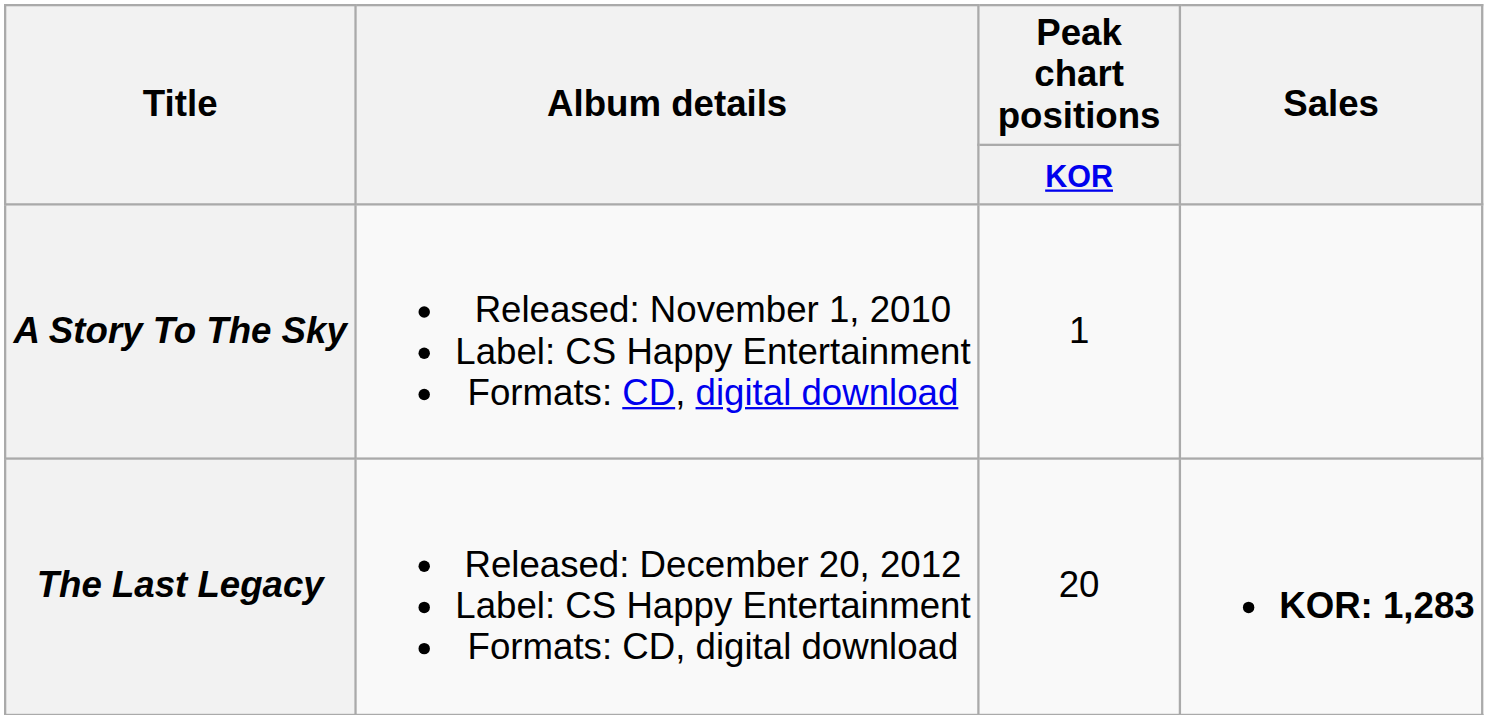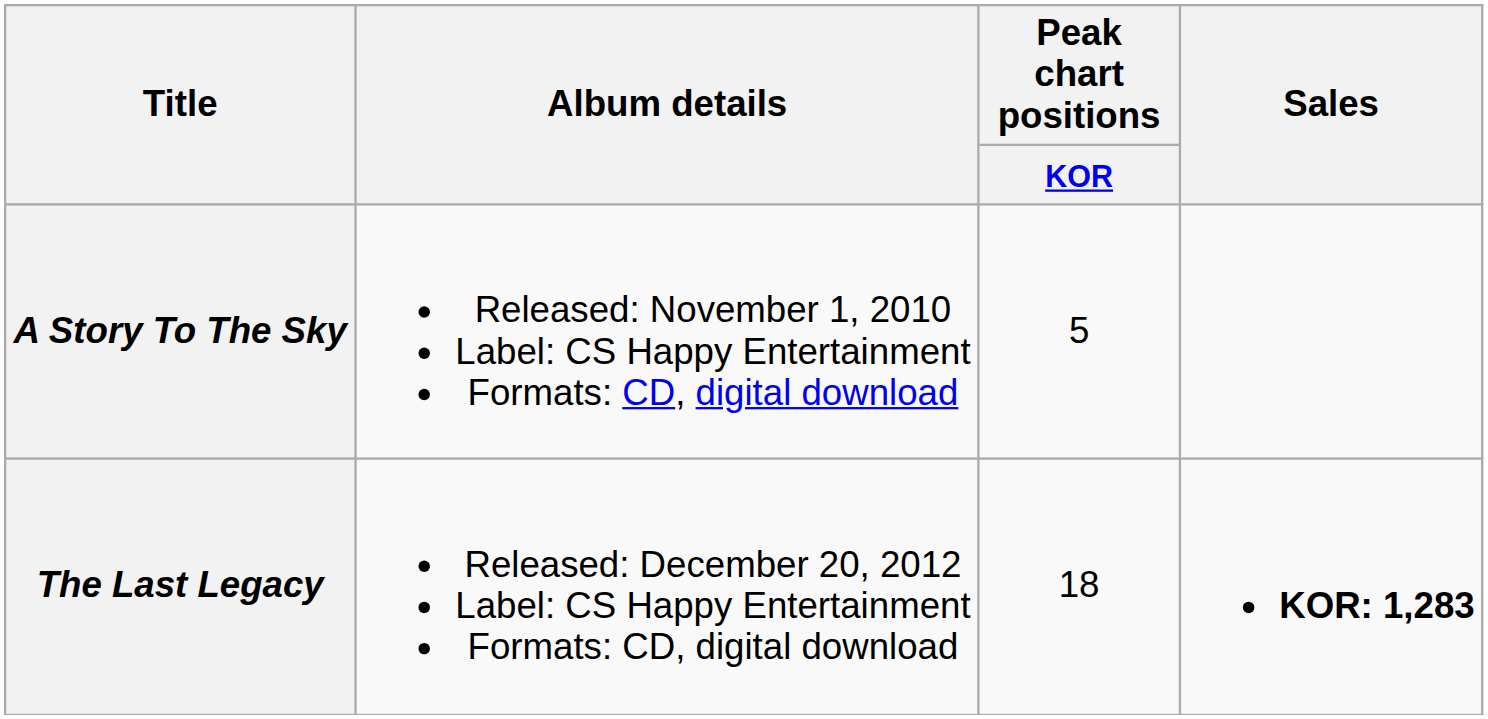(1079, 330) 1 -> (1079, 330) 5
(1079, 585) 20 -> (1079, 585) 18
